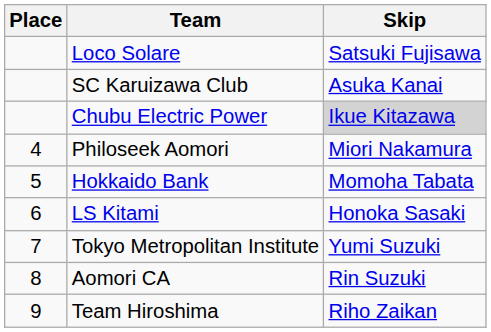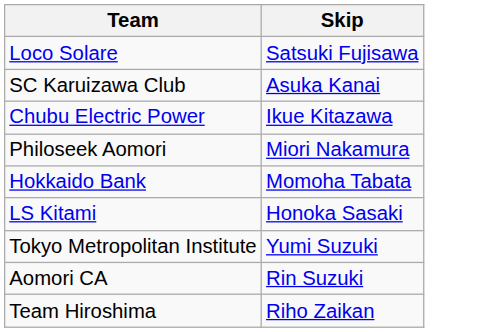- column: (36, 20)
(392, 117) lightgrey background -> (329, 117) no background
